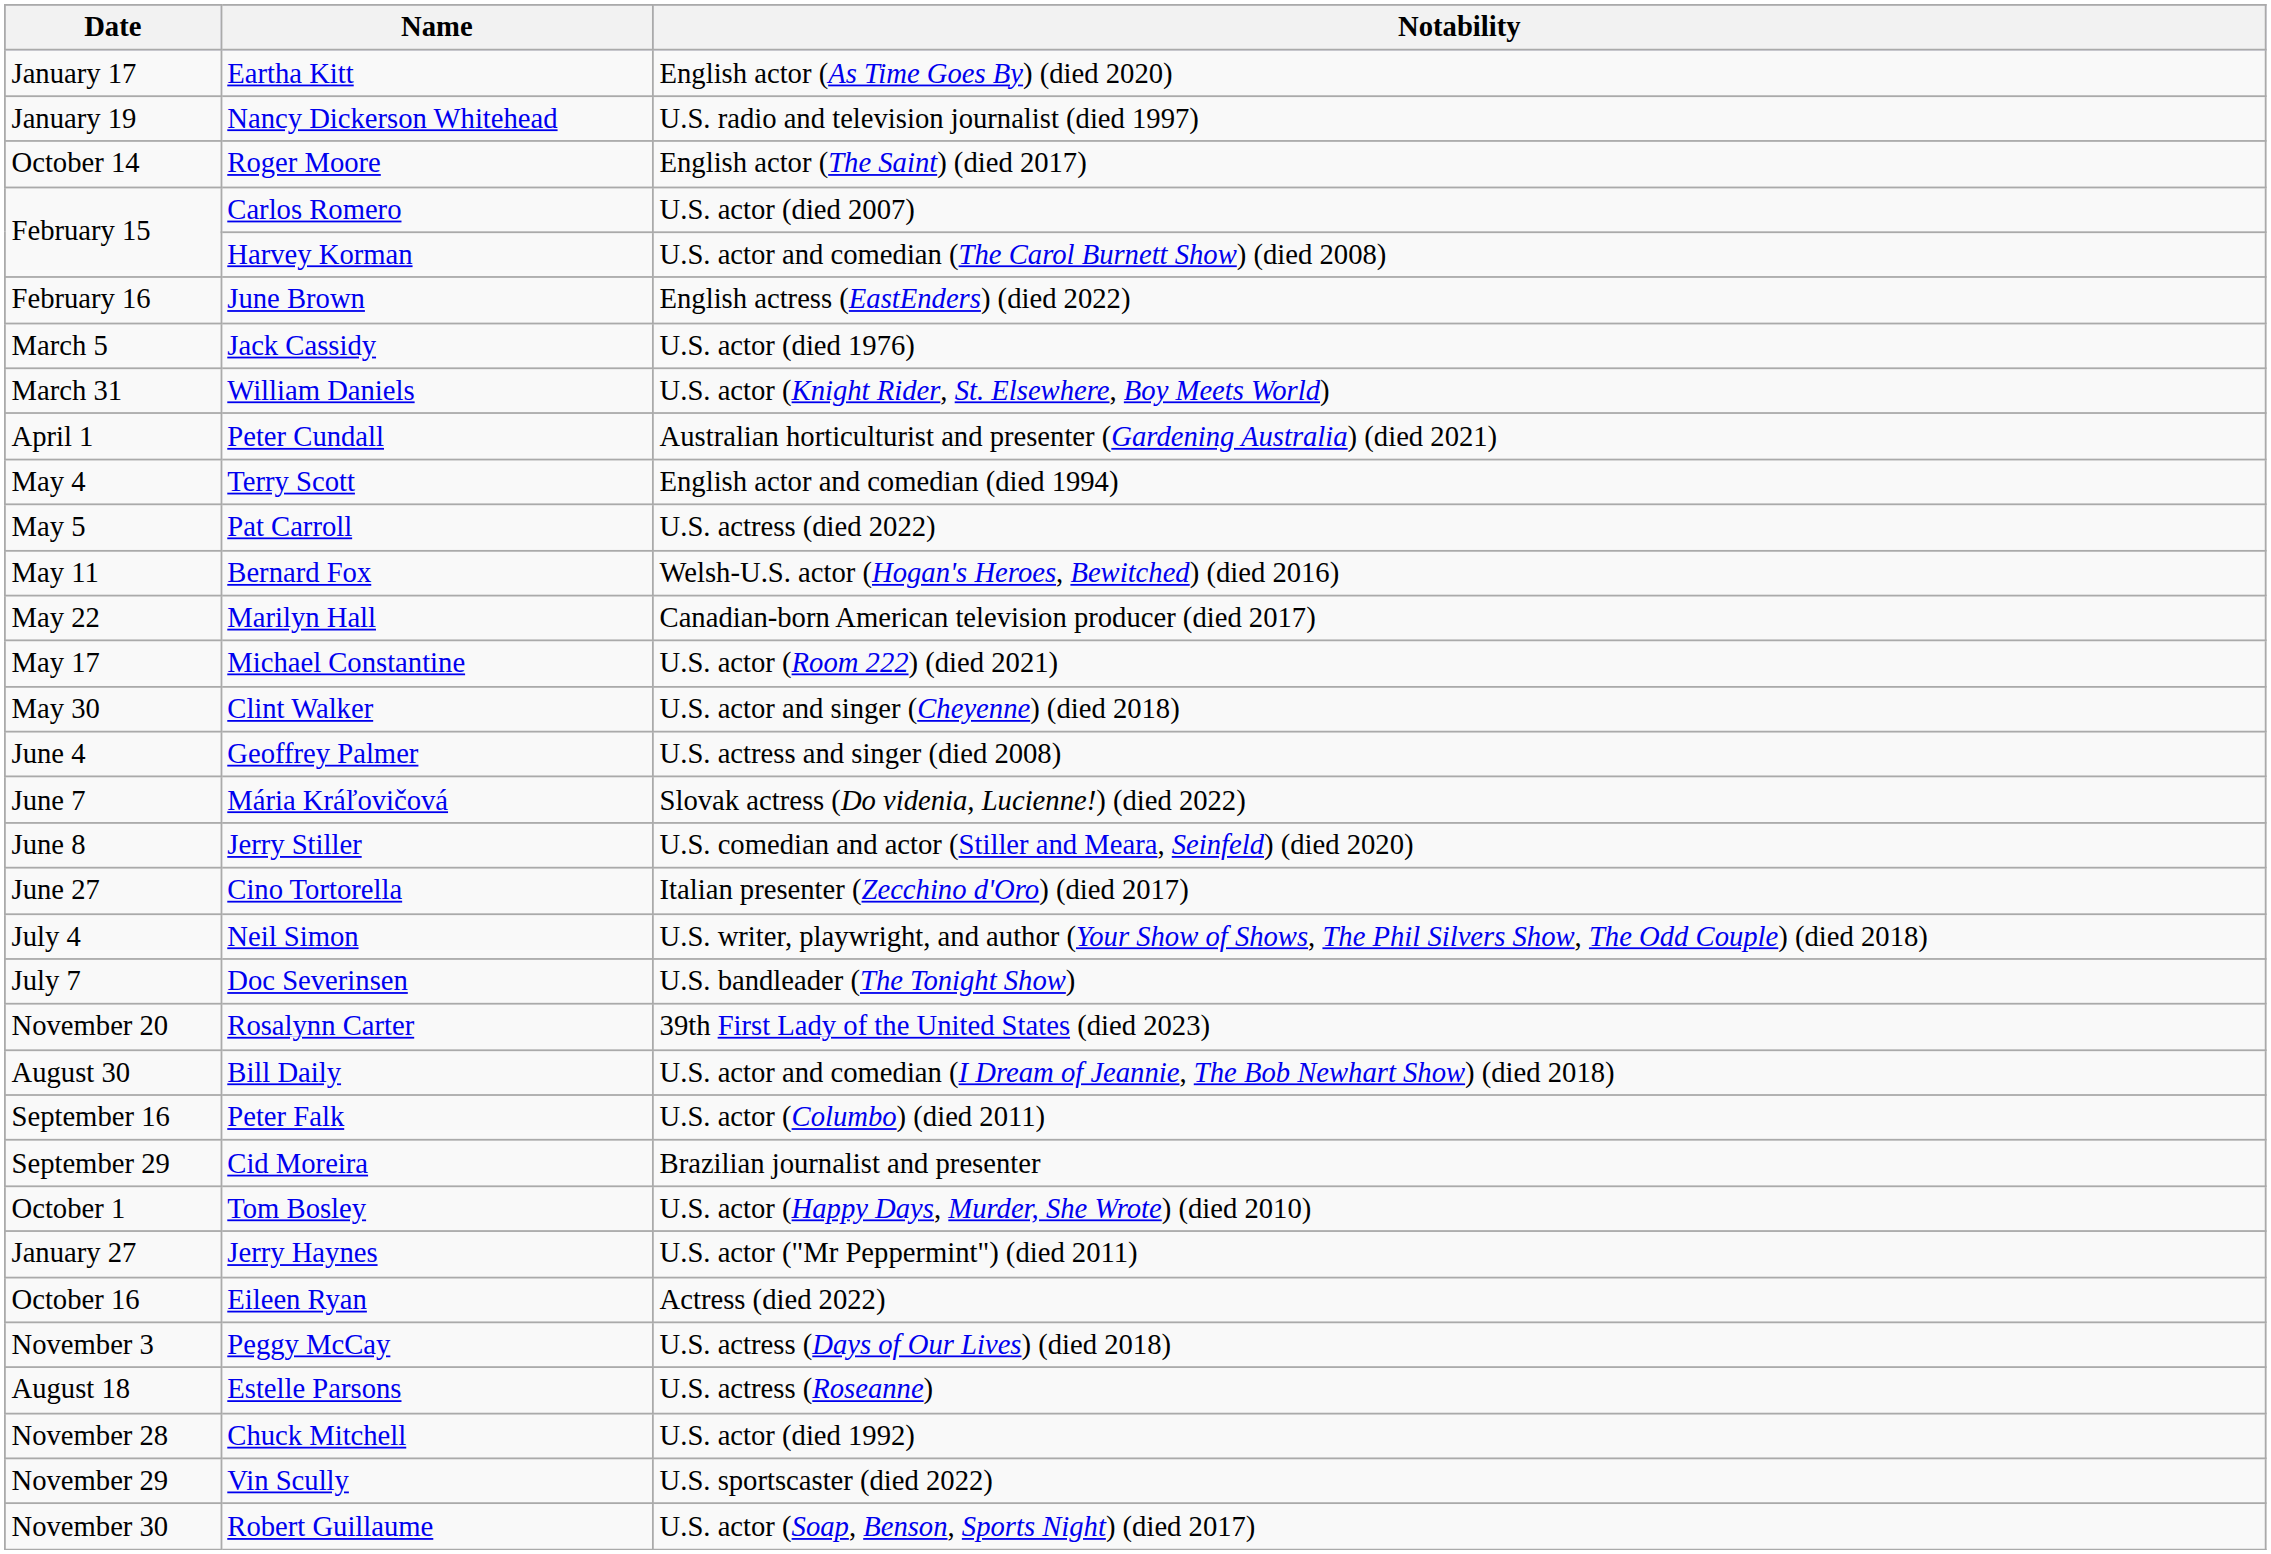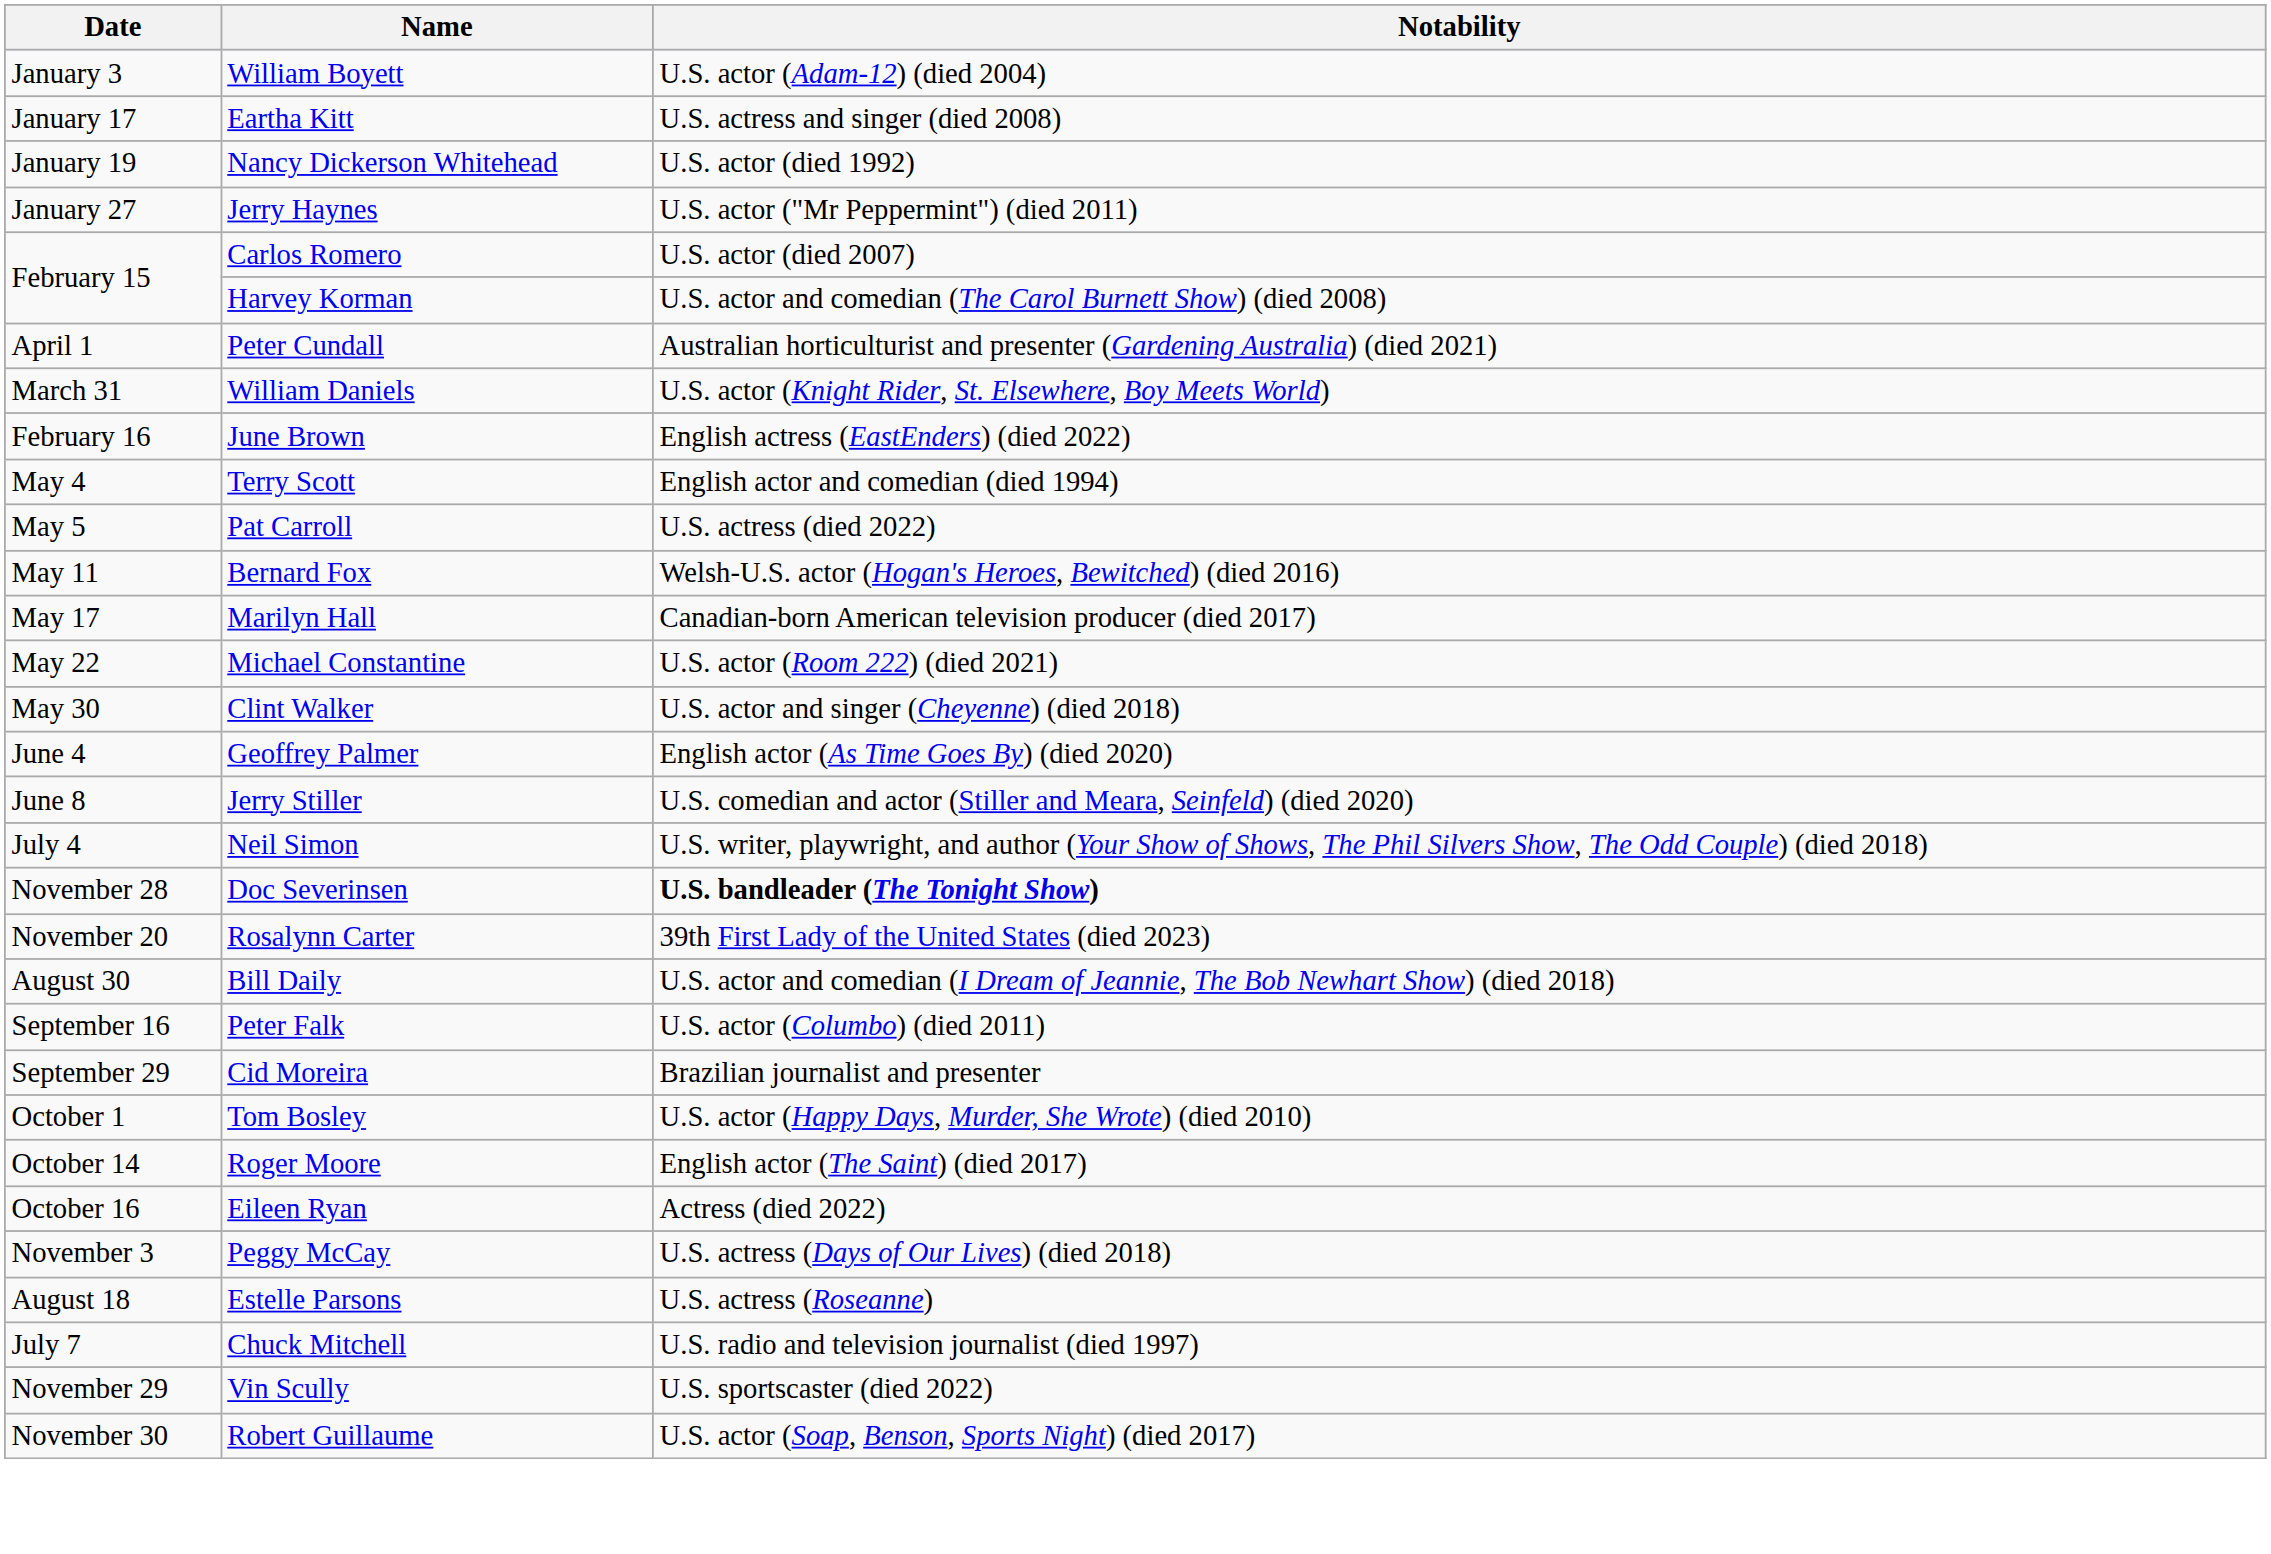+ row: (315, 72)
(916, 72) English actor (As Time Goes By) (died 2020) -> (860, 118) U.S. actress and singer (died 2008)
(929, 118) U.S. radio and television journalist (died 1997) -> (787, 163) U.S. actor (died 1992)
rows swapped: (302, 1253) <-> (304, 163)
rows swapped: (296, 299) <-> (306, 436)
- row: (302, 345)
(56, 617) May 22 -> (56, 617) May 17
(56, 663) May 17 -> (56, 663) May 22
(860, 753) U.S. actress and singer (died 2008) -> (916, 753) English actor (As Time Goes By) (died 2020)
- row: (338, 799)
- row: (315, 890)
(46, 981) July 7 -> (90, 890) November 28
(867, 981) normal -> (879, 890) bold
(90, 1435) November 28 -> (46, 1344) July 7
(787, 1435) U.S. actor (died 1992) -> (929, 1344) U.S. radio and television journalist (died 1997)
